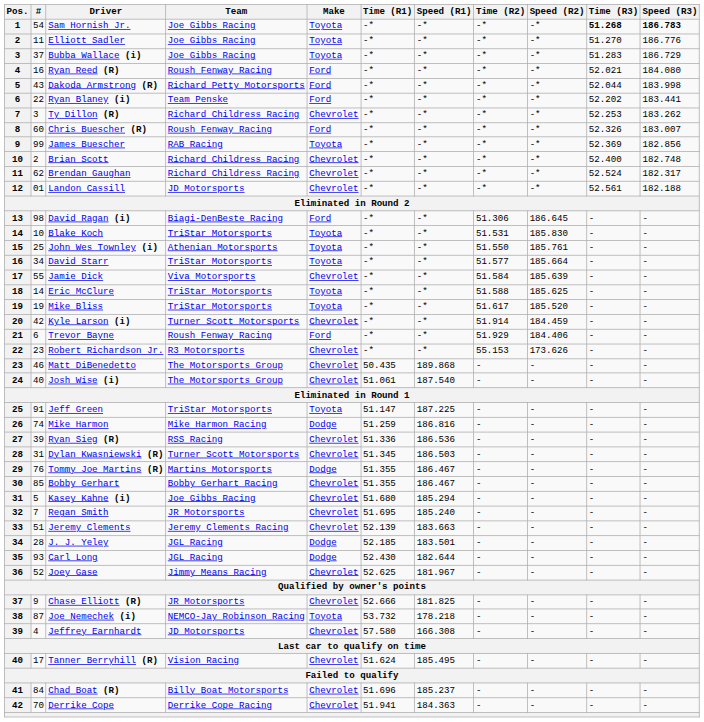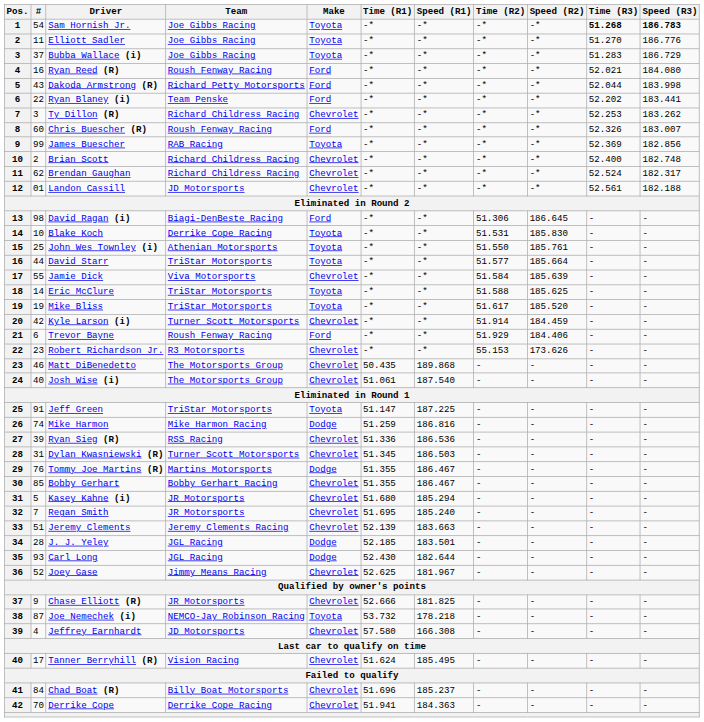(220, 233) TriStar Motorsports -> (220, 233) Derrike Cope Racing
(38, 263) 34 -> (38, 263) 44
(212, 499) Joe Gibbs Racing -> (206, 499) JR Motorsports
